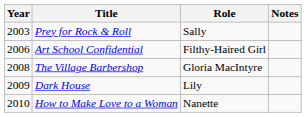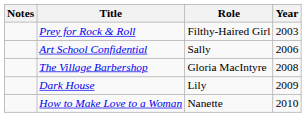columns swapped: (18, 13) <-> (285, 13)
(195, 31) Sally -> (229, 31) Filthy-Haired Girl
(224, 49) Filthy-Haired Girl -> (199, 49) Sally
